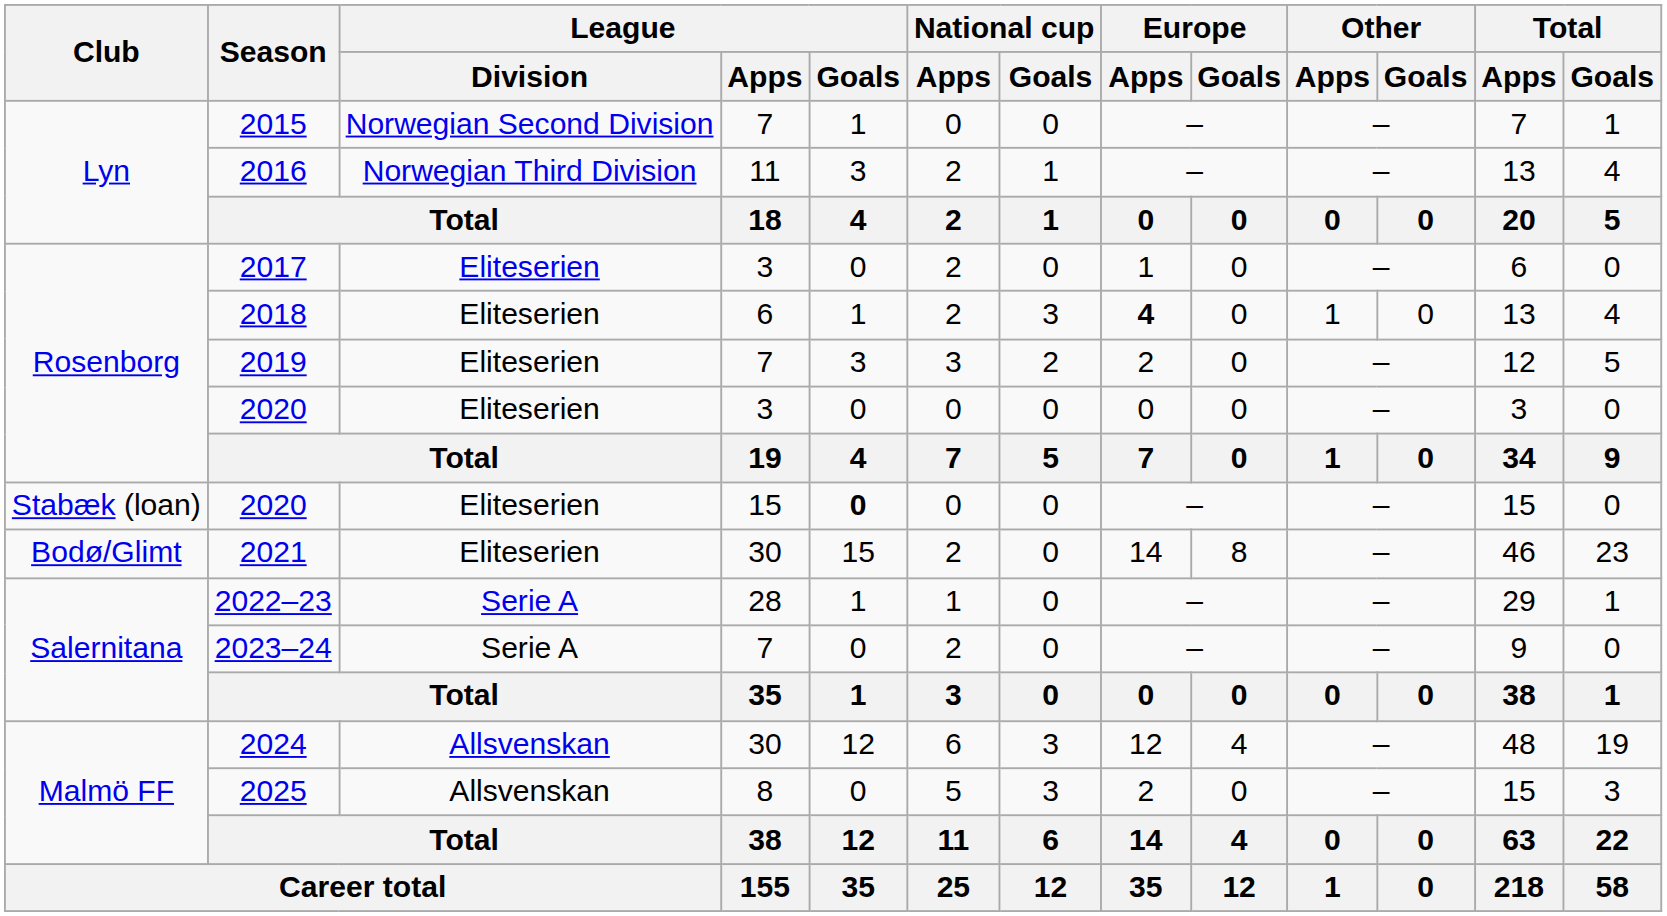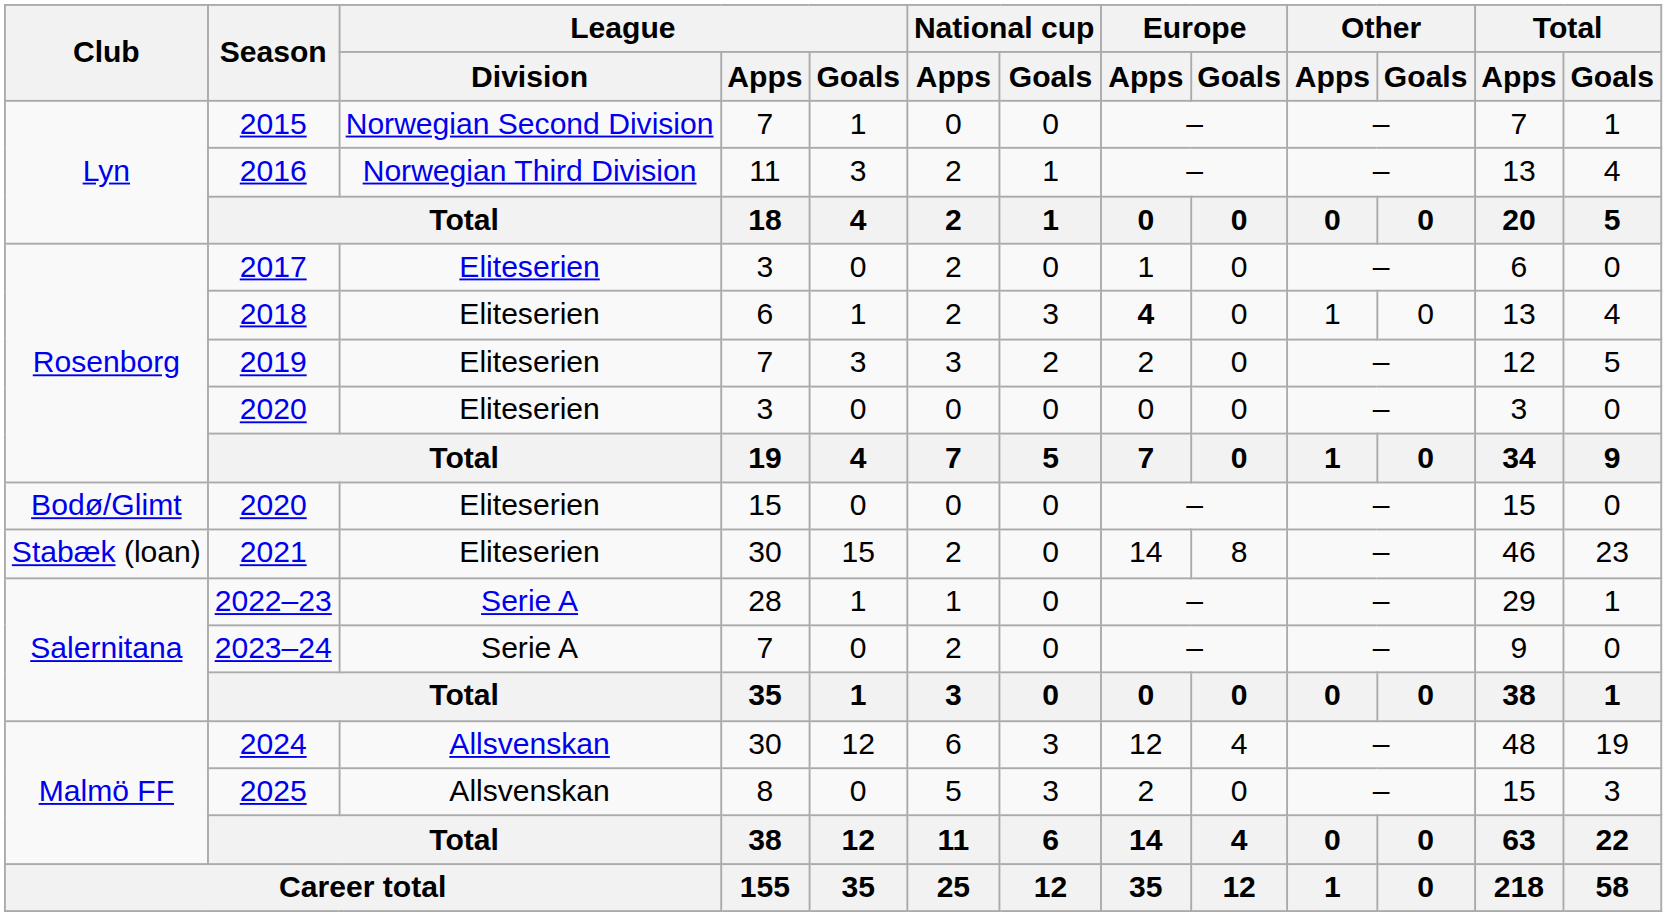(106, 505) Stabæk (loan) -> (106, 505) Bodø/Glimt
(858, 505) bold -> (858, 505) normal
(106, 553) Bodø/Glimt -> (106, 553) Stabæk (loan)
